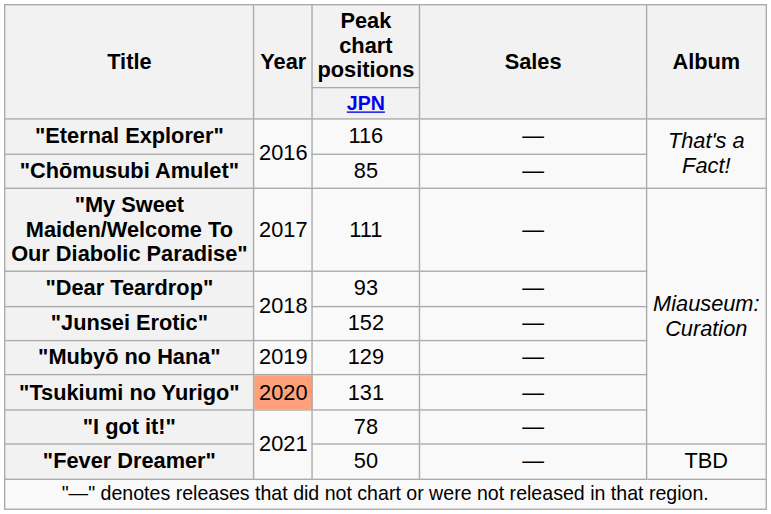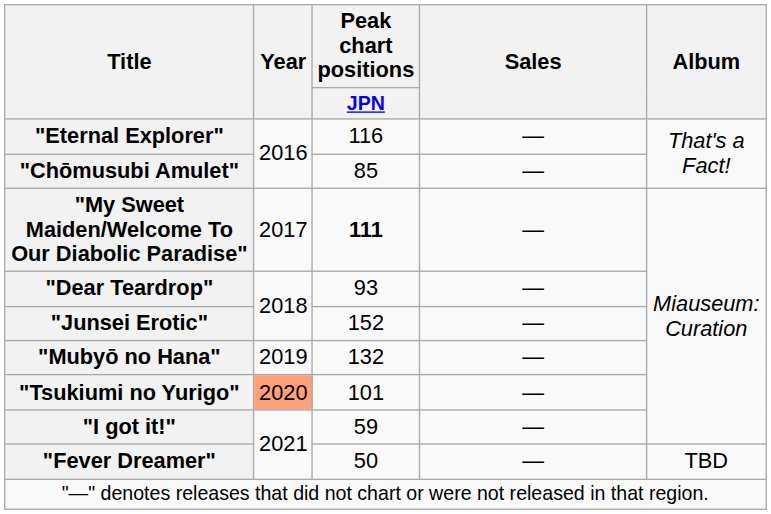(366, 229) normal -> (366, 229) bold
(366, 357) 129 -> (366, 357) 132
(366, 392) 131 -> (366, 392) 101
(366, 426) 78 -> (366, 426) 59
